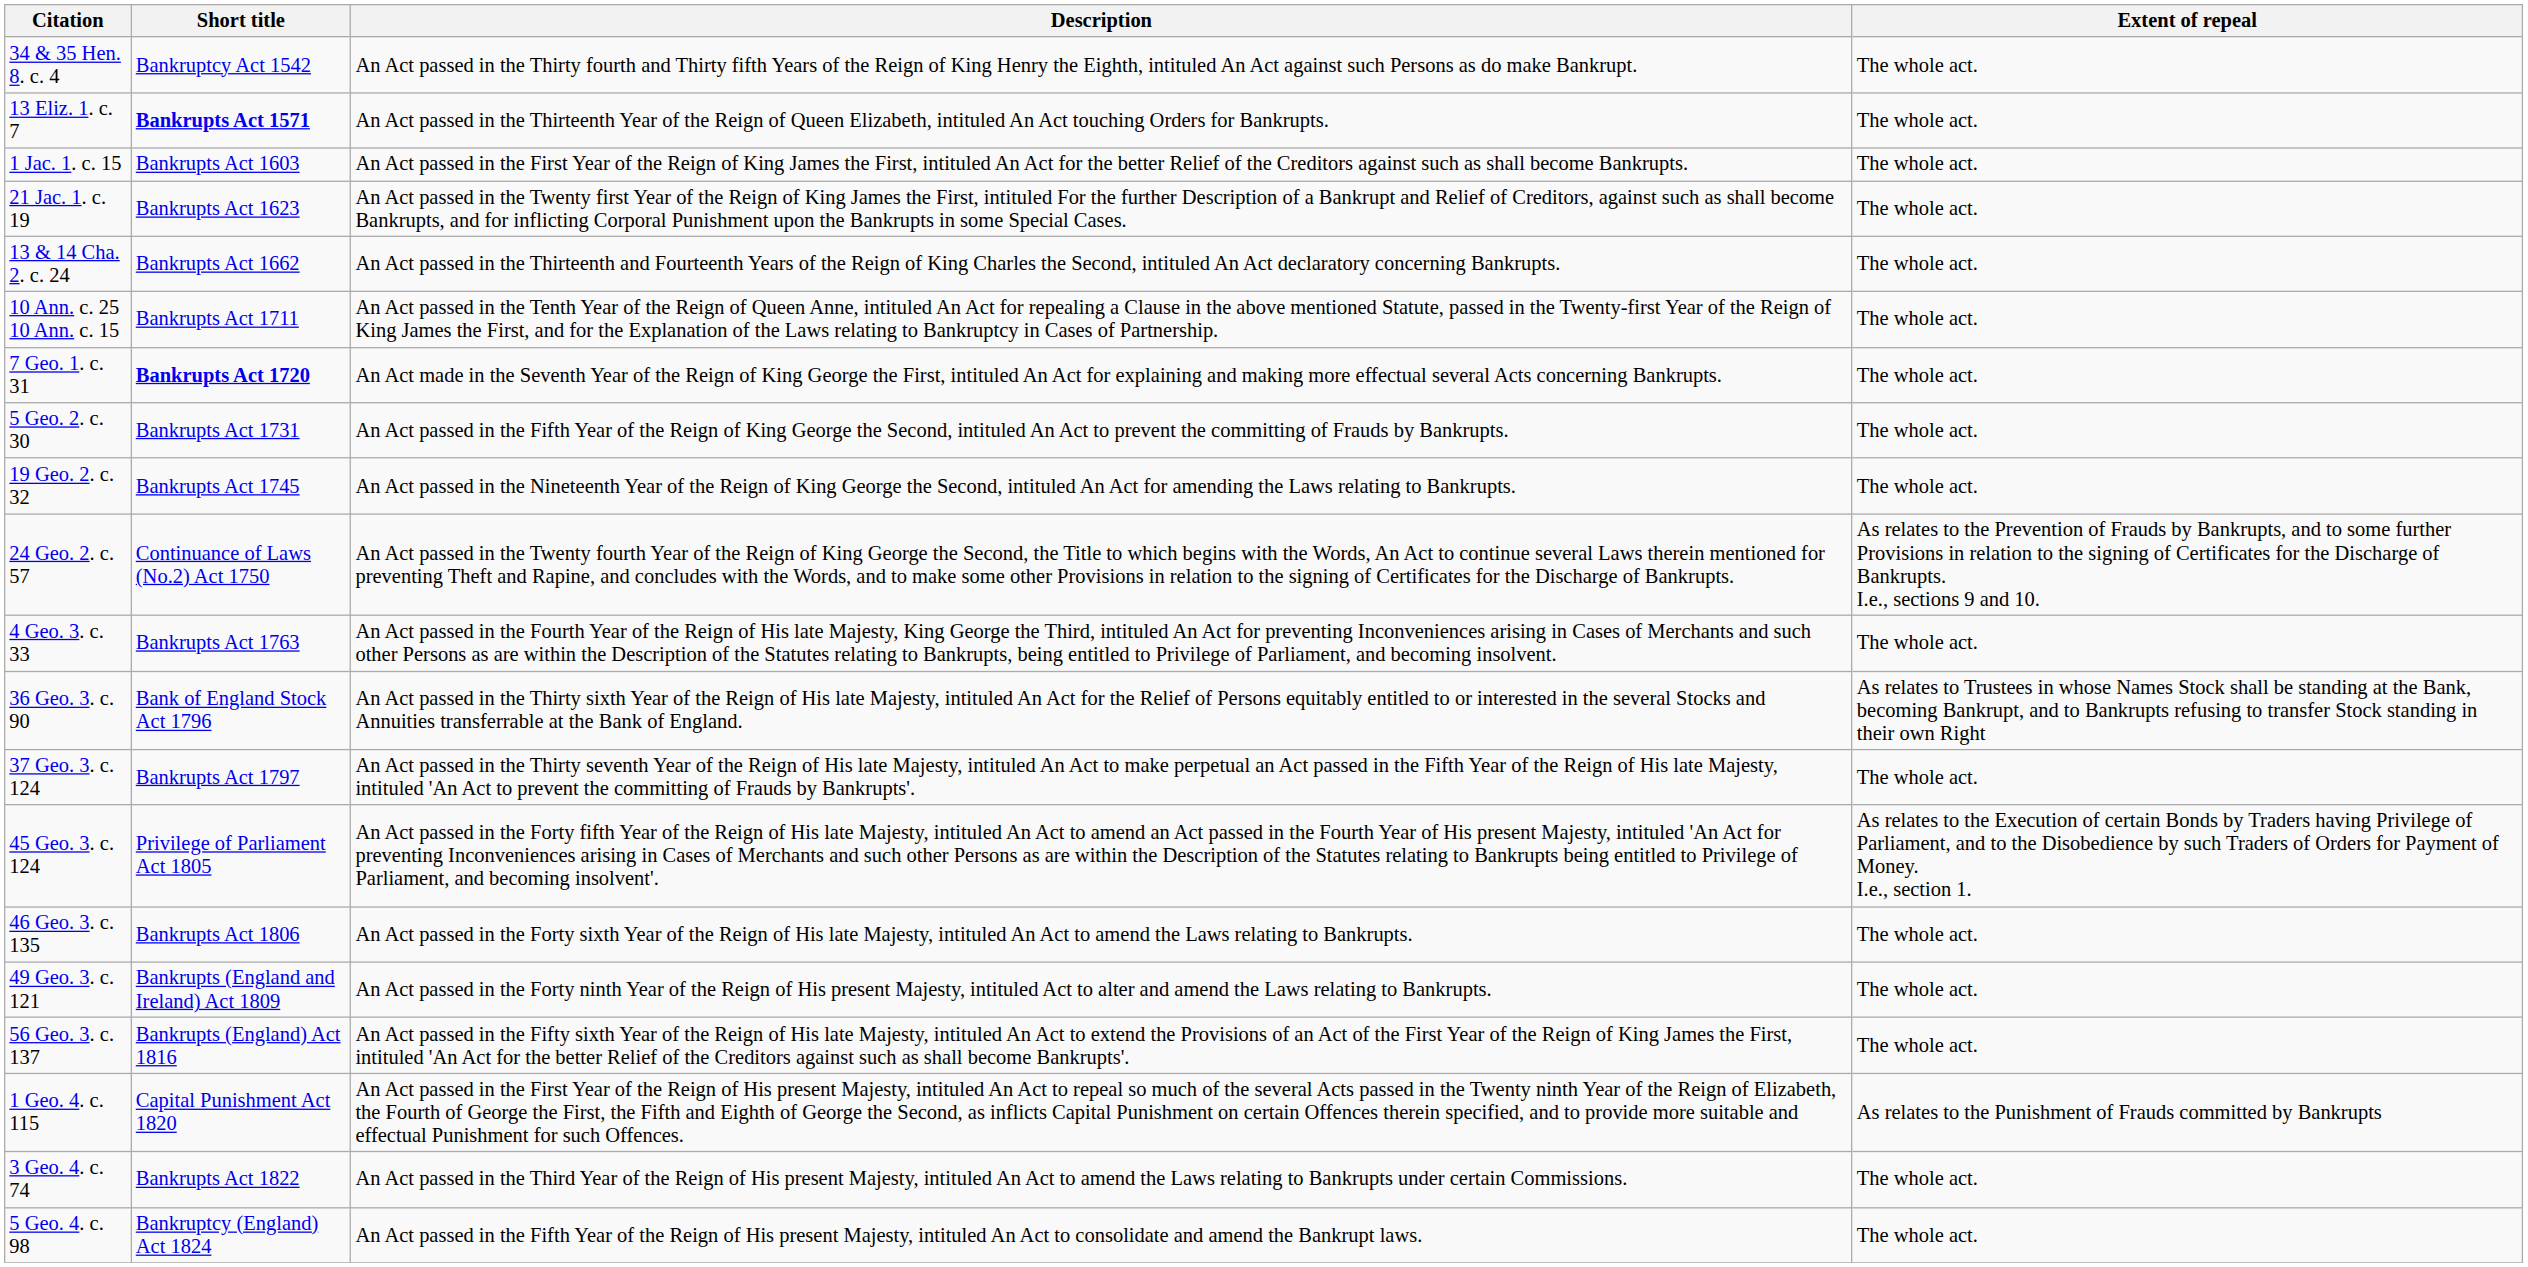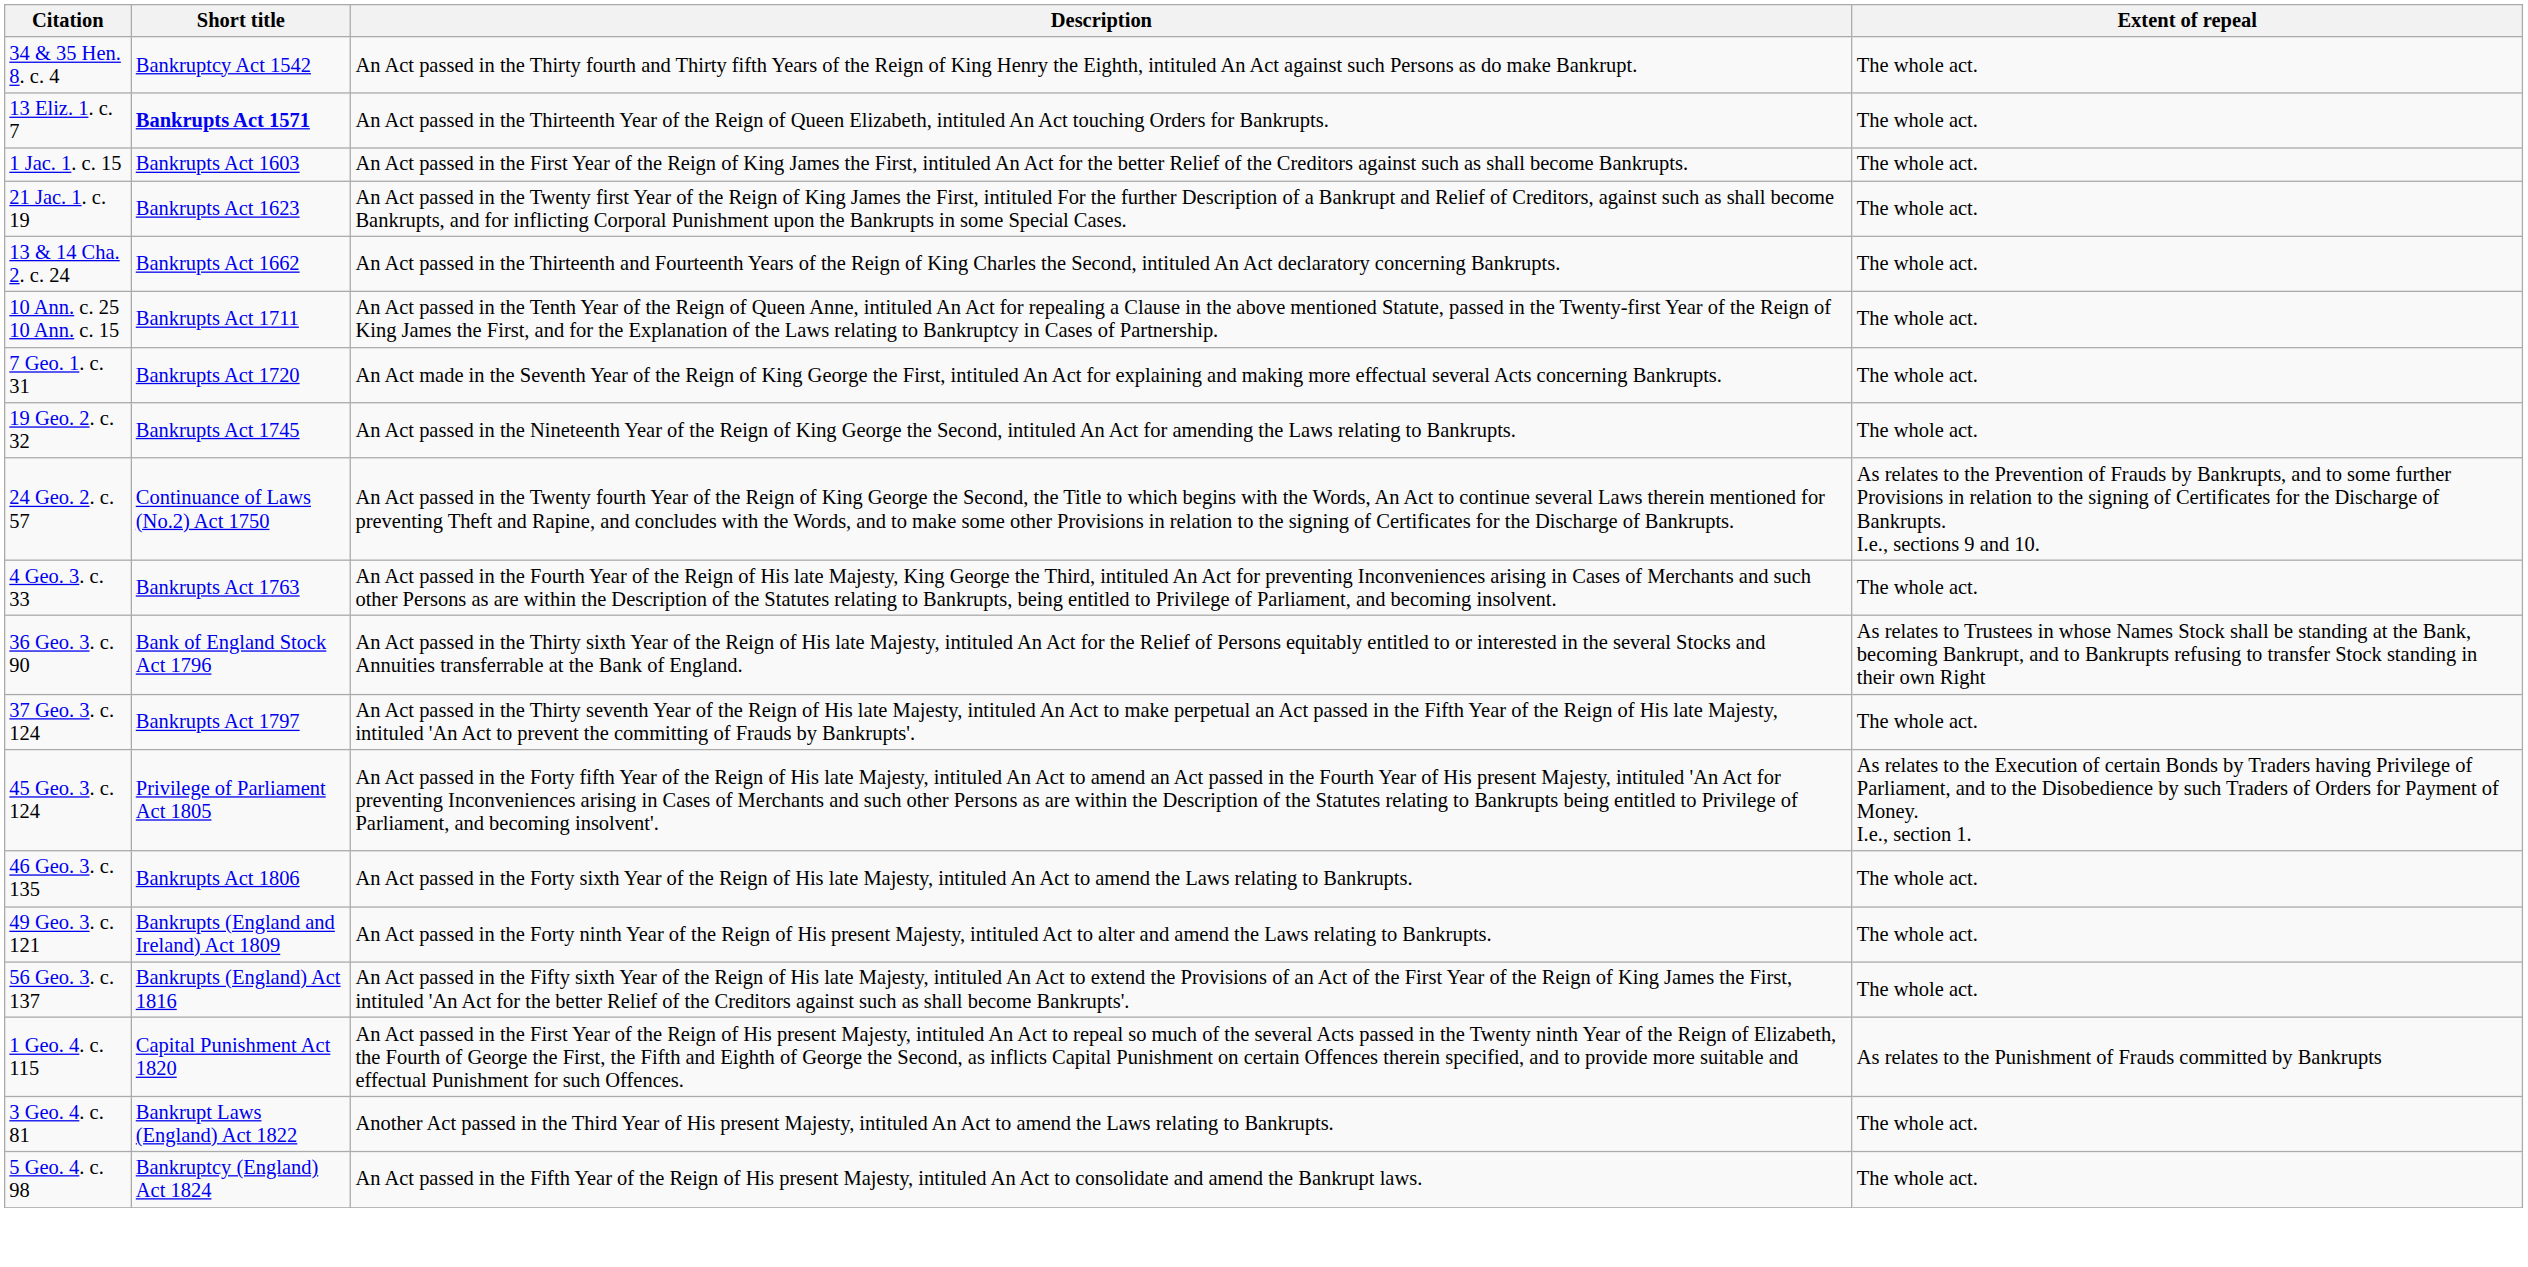(223, 374) bold -> (218, 374) normal
- row: (57, 430)
- row: (57, 1179)
+ row: (57, 1123)
